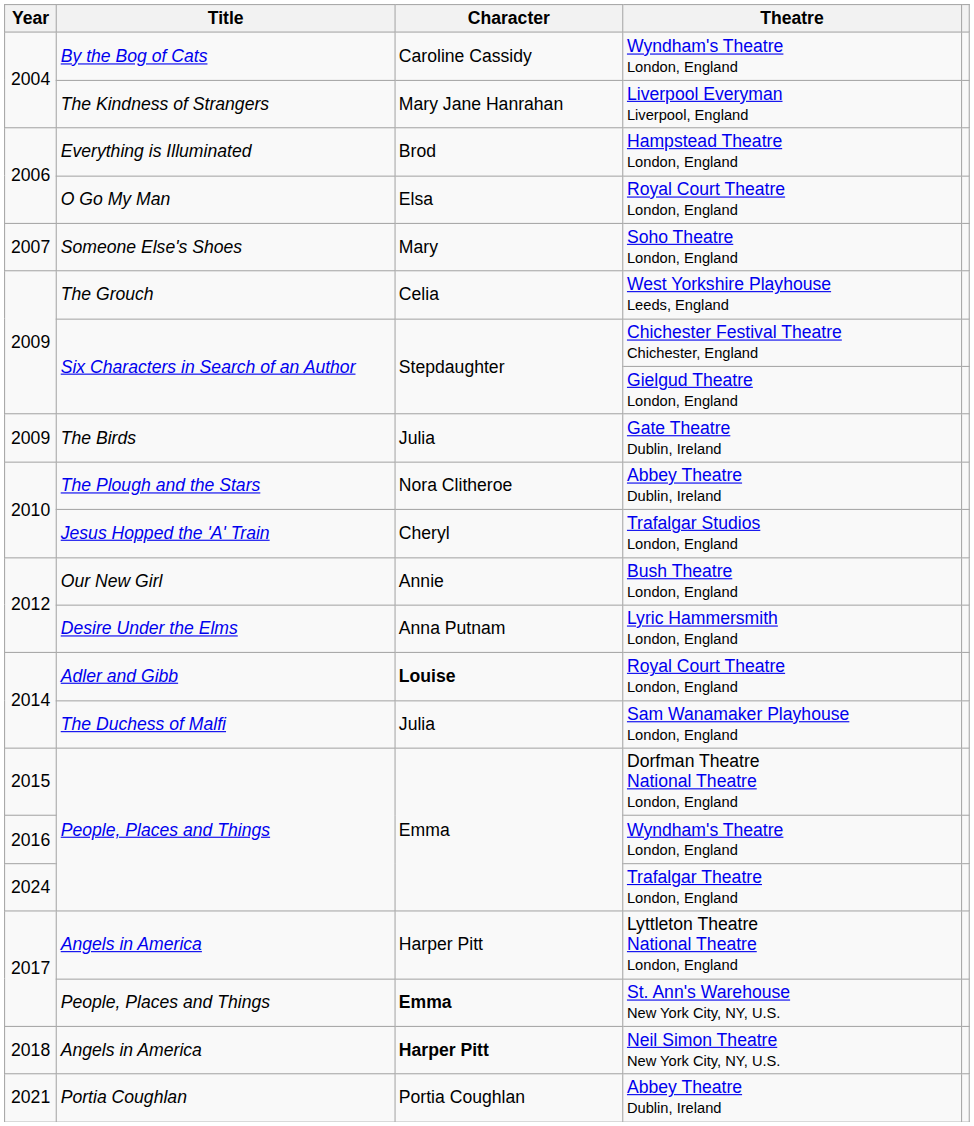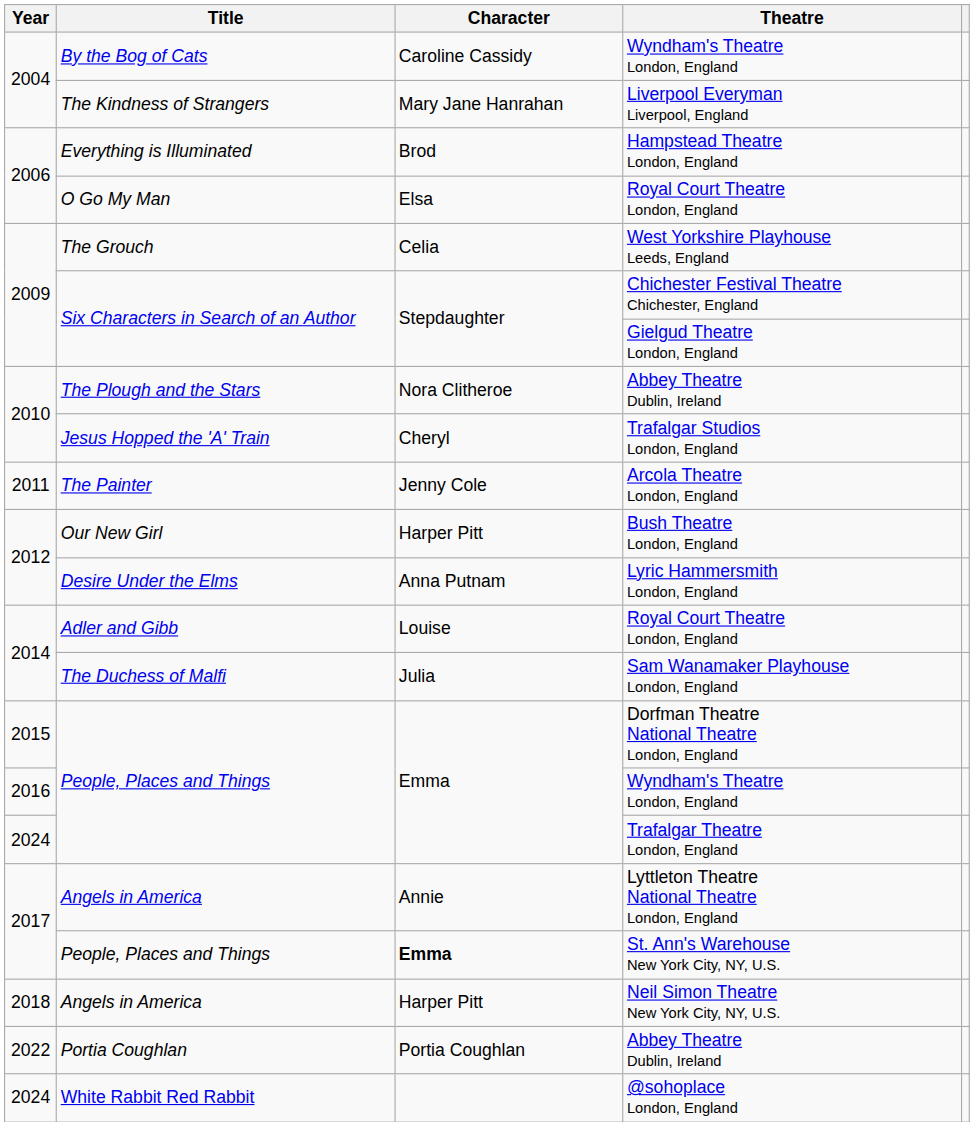- row: (151, 247)
- row: (98, 437)
+ row: (106, 485)
(421, 581) Annie -> (441, 533) Harper Pitt
(427, 676) bold -> (425, 628) normal
(441, 944) Harper Pitt -> (421, 897) Annie
(444, 1050) bold -> (441, 1002) normal
(31, 1097) 2021 -> (31, 1050) 2022
+ row: (158, 1097)
